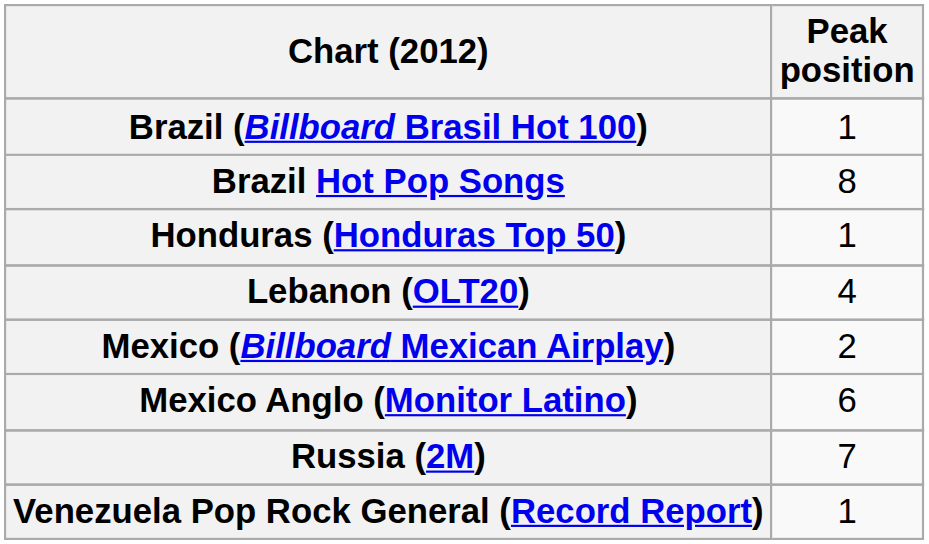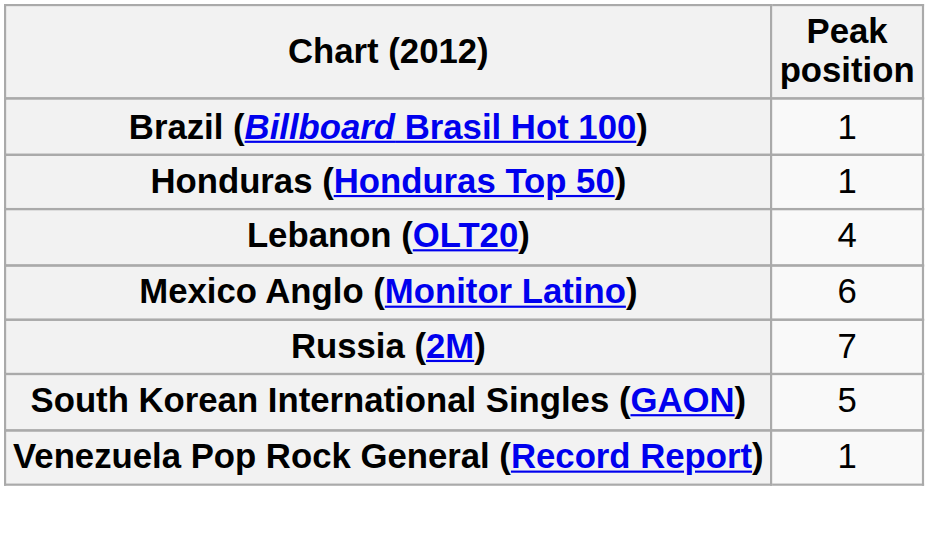- row: (388, 181)
- row: (388, 346)
+ row: (388, 401)
